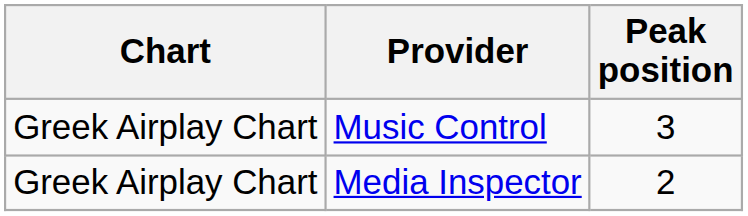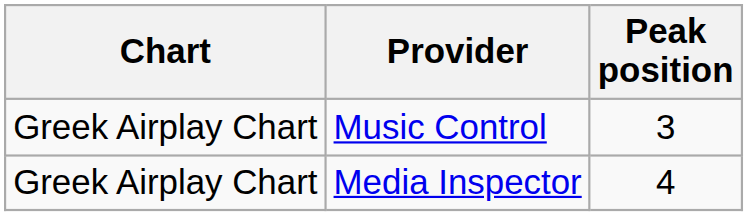(666, 182) 2 -> (666, 182) 4
